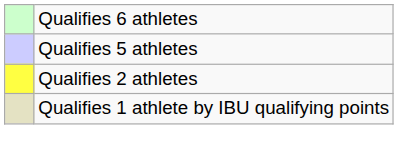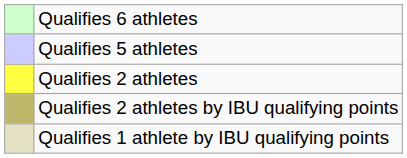+ row: (218, 108)
